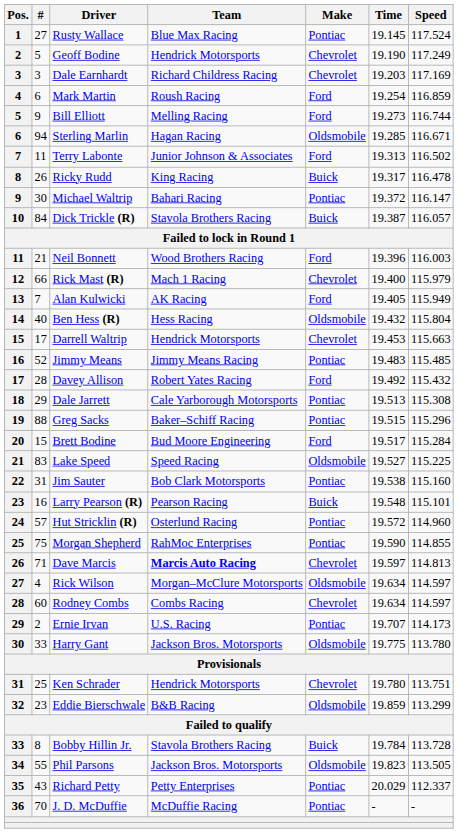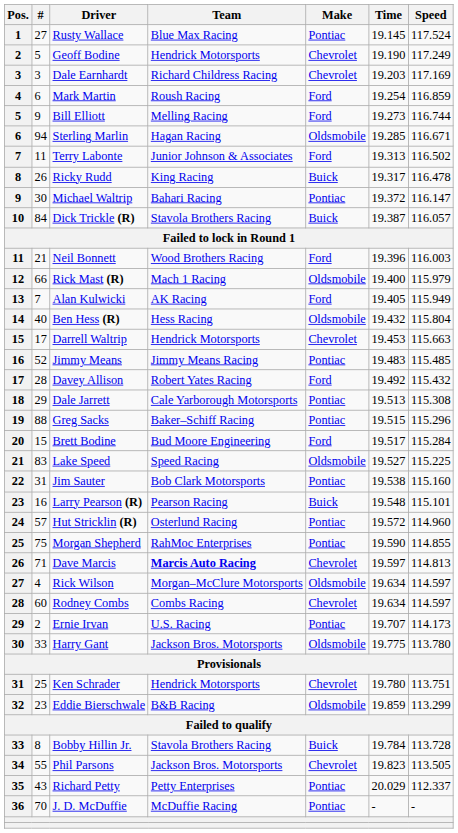(333, 278) Chevrolet -> (337, 278) Oldsmobile
(337, 765) Oldsmobile -> (333, 765) Chevrolet
